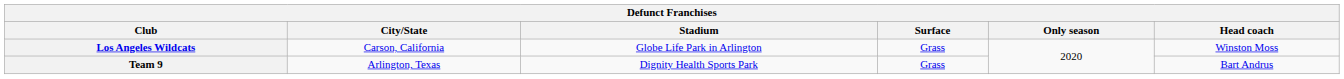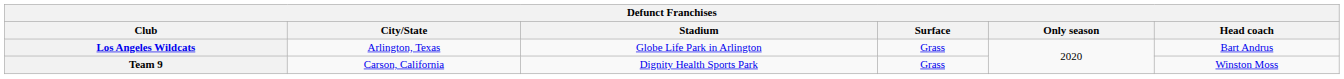(404, 47) Carson, California -> (404, 47) Arlington, Texas
(1247, 47) Winston Moss -> (1247, 47) Bart Andrus
(404, 64) Arlington, Texas -> (404, 64) Carson, California
(1247, 64) Bart Andrus -> (1247, 64) Winston Moss
